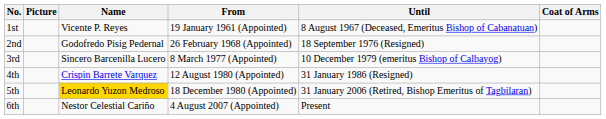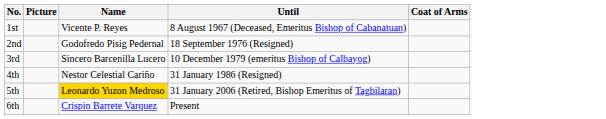- column: (233, 12)
(109, 75) Crispin Barrete Varquez -> (108, 75) Nestor Celestial Cariño
(108, 106) Nestor Celestial Cariño -> (109, 106) Crispin Barrete Varquez
